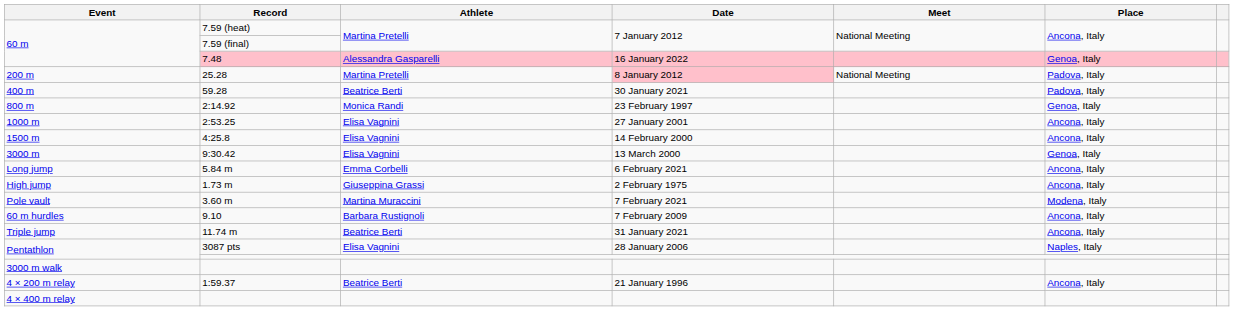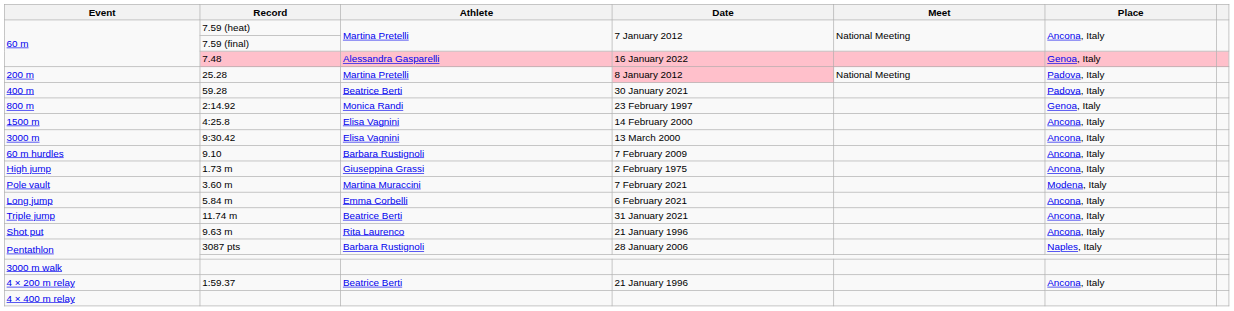- row: (23, 122)
(1074, 153) Genoa, Italy -> (1076, 137) Ancona, Italy
rows swapped: (35, 216) <-> (30, 169)
+ row: (25, 231)
(371, 247) Elisa Vagnini -> (384, 247) Barbara Rustignoli
